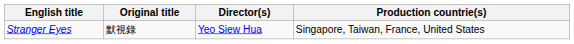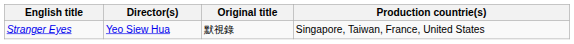columns swapped: (150, 12) <-> (244, 12)
